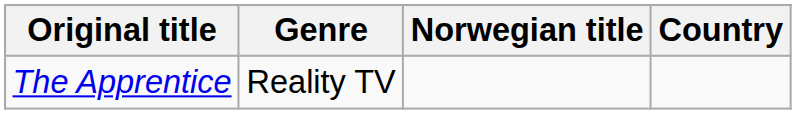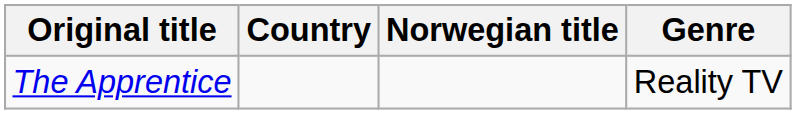columns swapped: (721, 30) <-> (321, 30)
